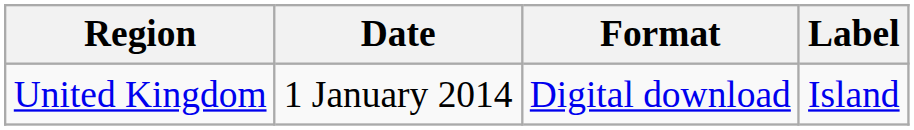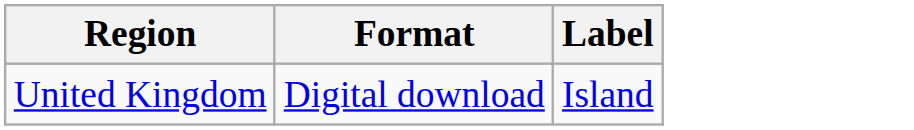- column: (398, 34)
